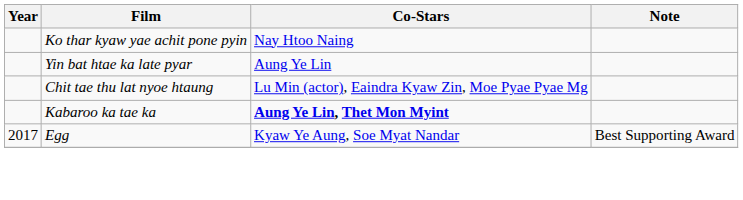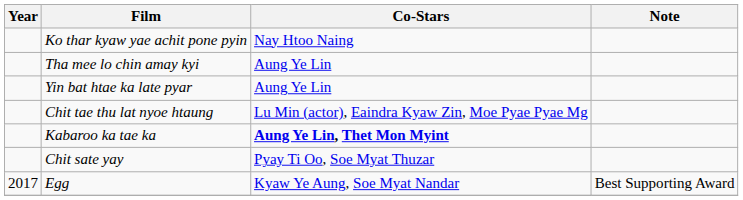+ row: (122, 64)
+ row: (84, 159)
